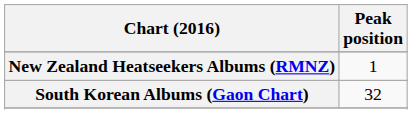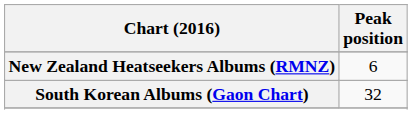(373, 66) 1 -> (373, 66) 6
